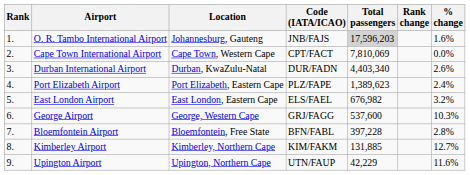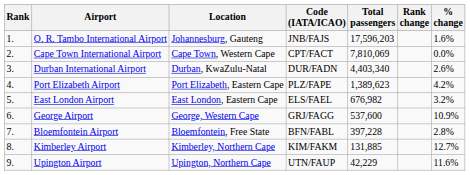(372, 38) lightgrey background -> (372, 38) no background
(444, 85) 2.4% -> (444, 85) 4.2%
(446, 116) 10.3% -> (446, 116) 10.9%
